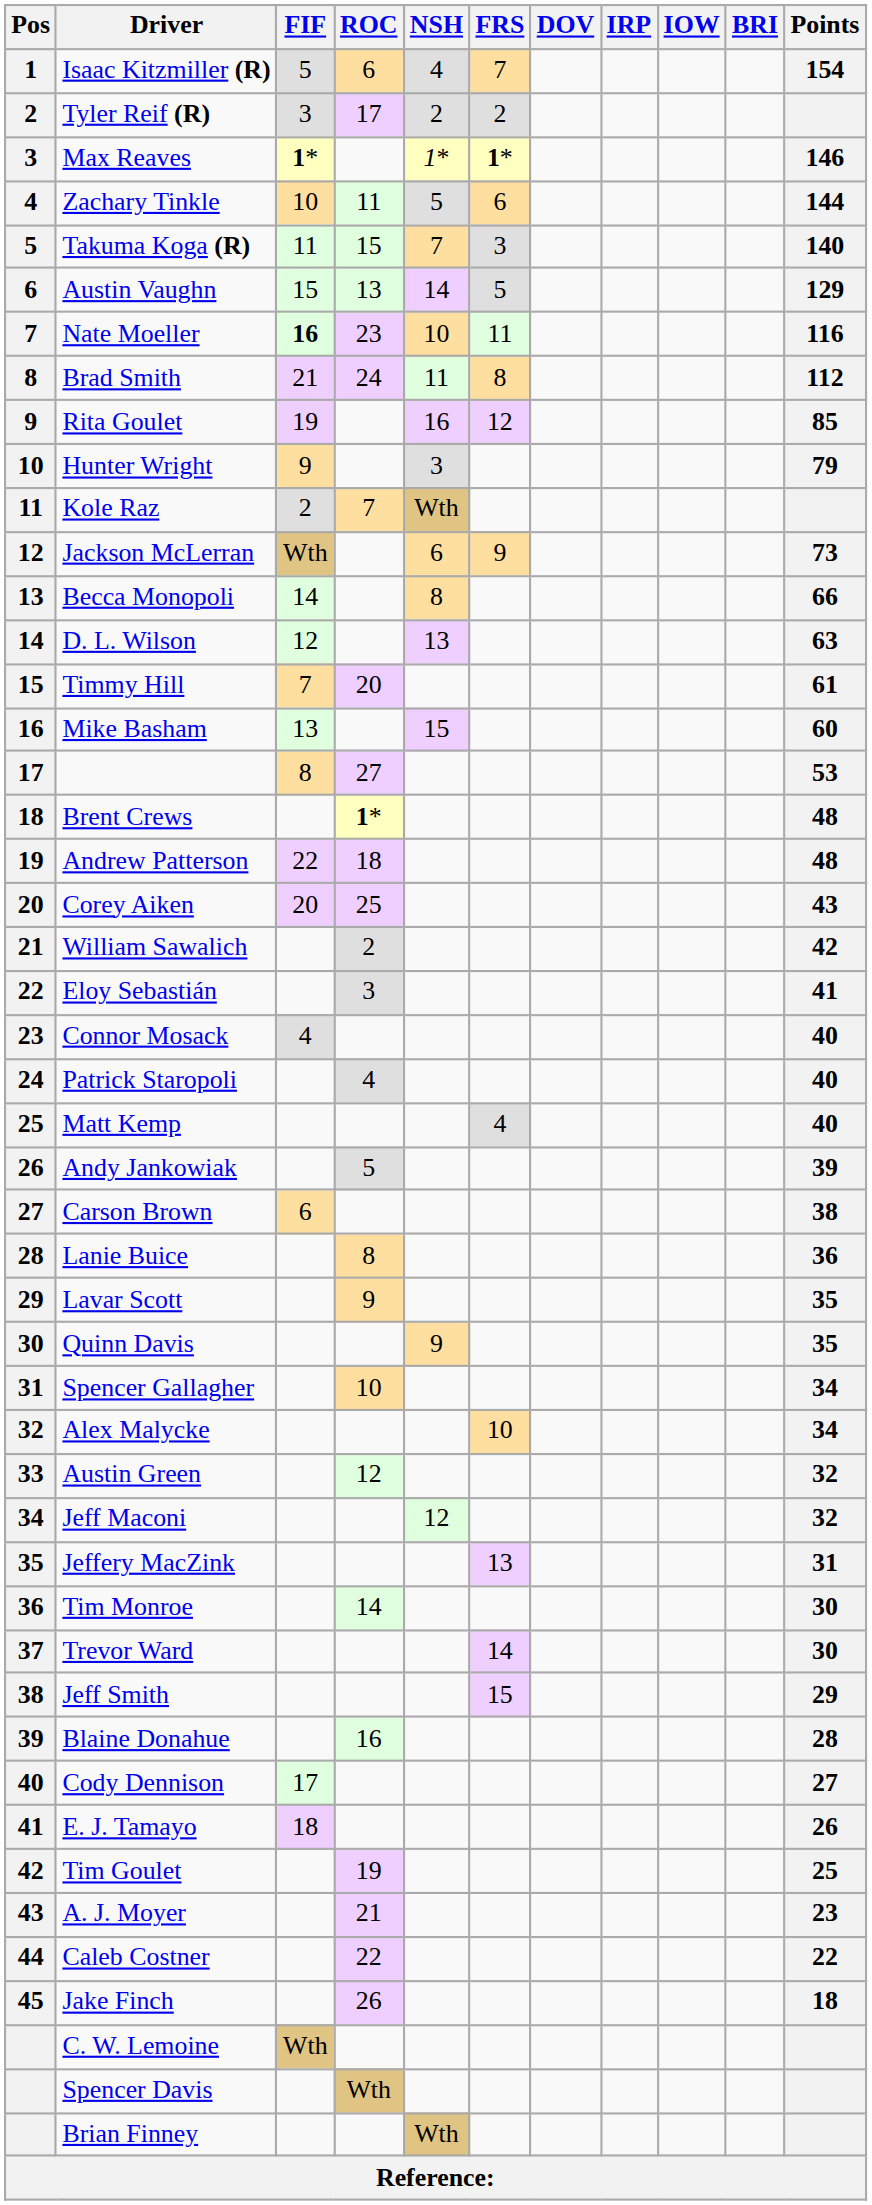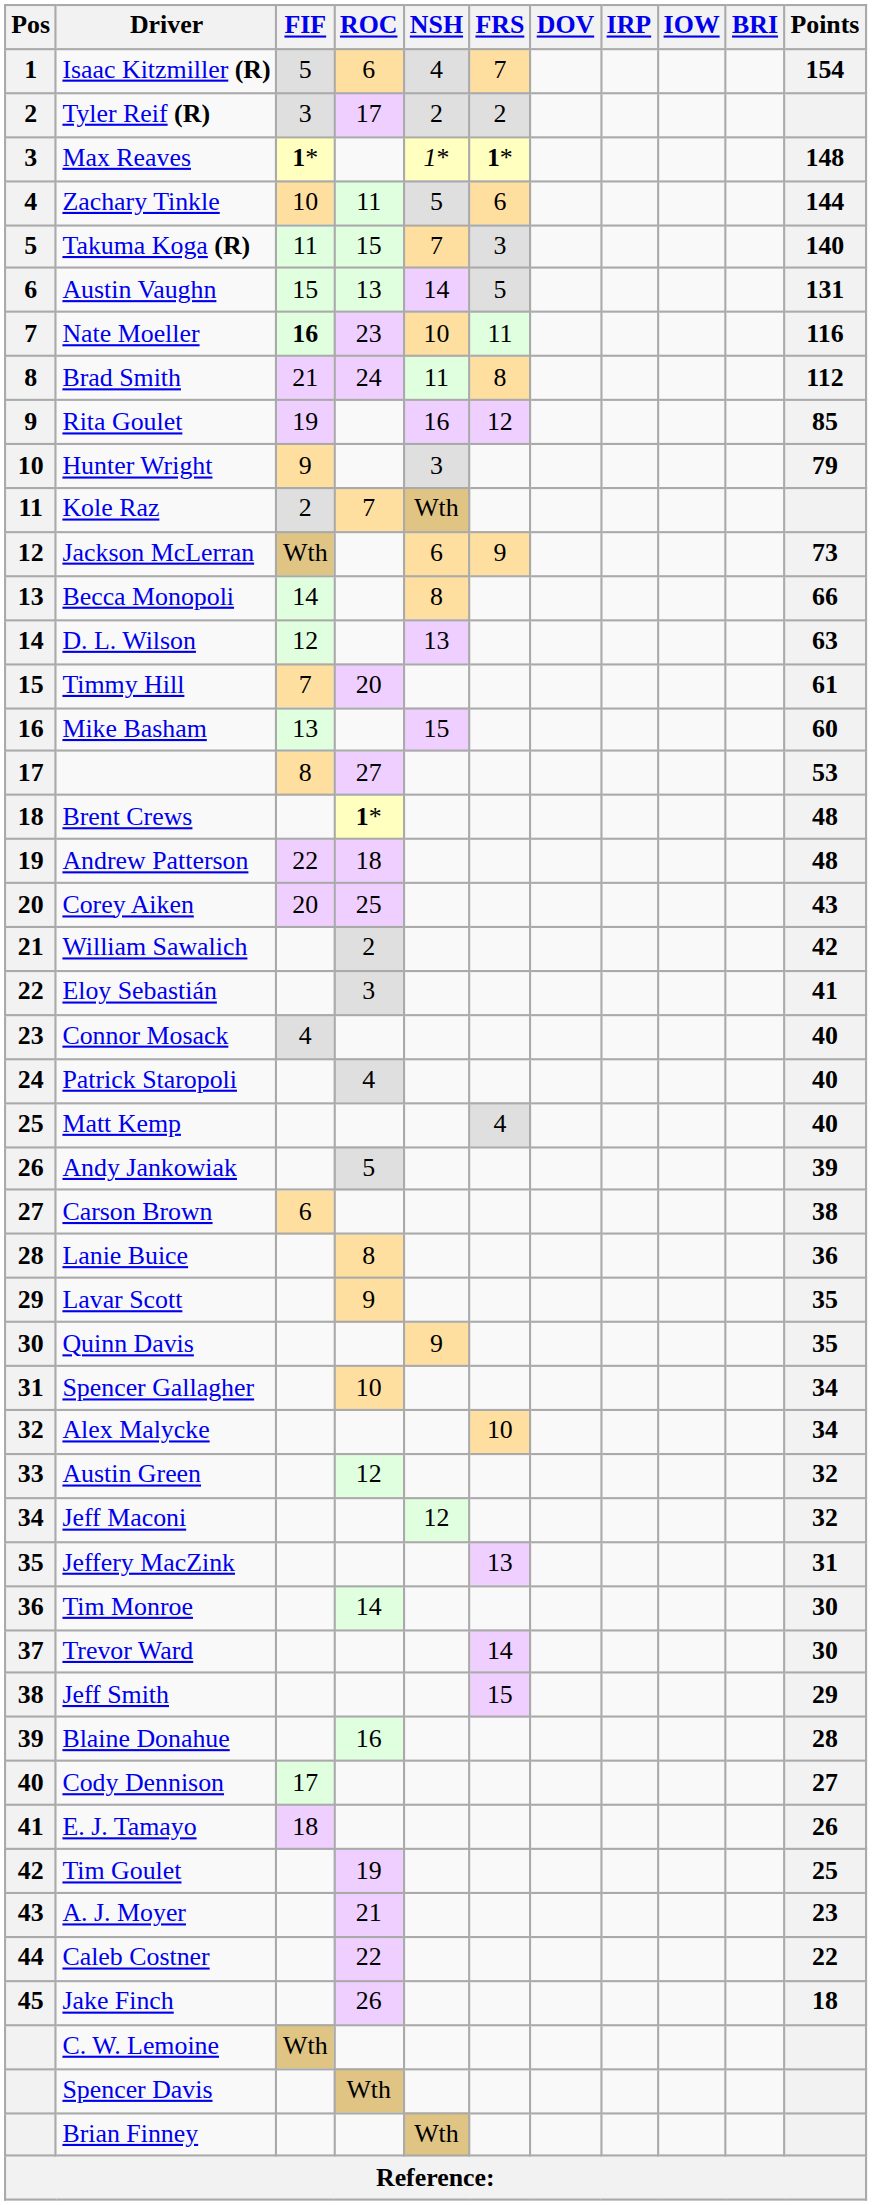(825, 158) 146 -> (825, 158) 148
(825, 290) 129 -> (825, 290) 131
